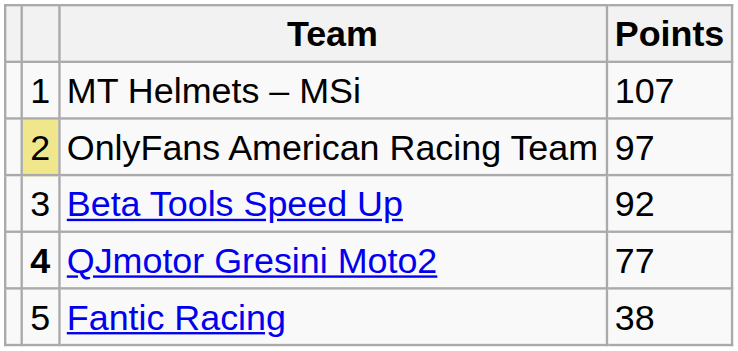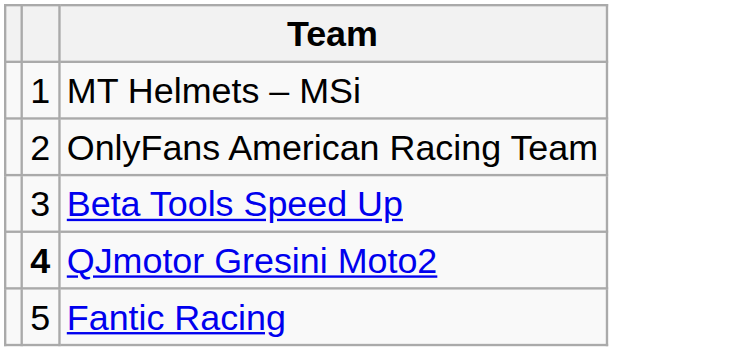- column: (670, 34)
(40, 147) khaki background -> (40, 147) no background
